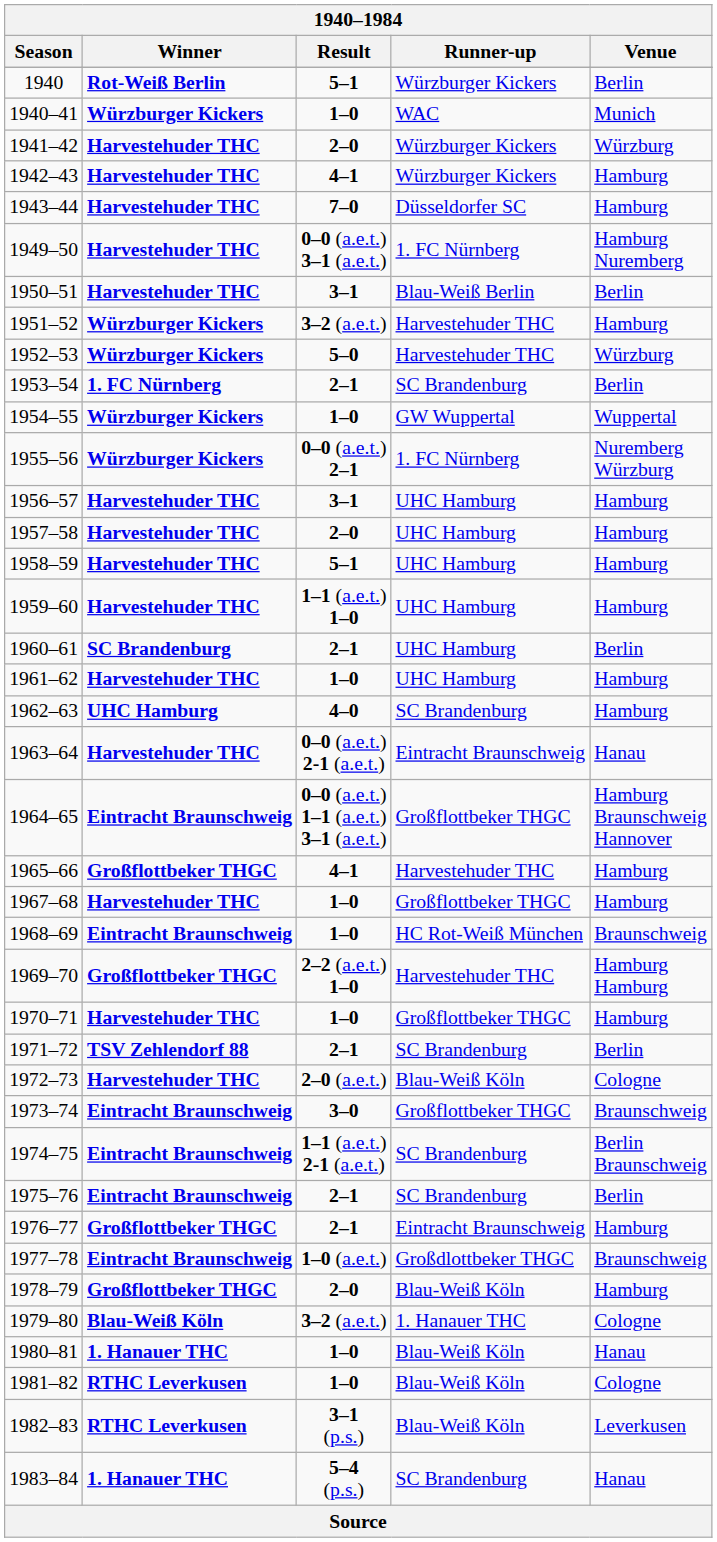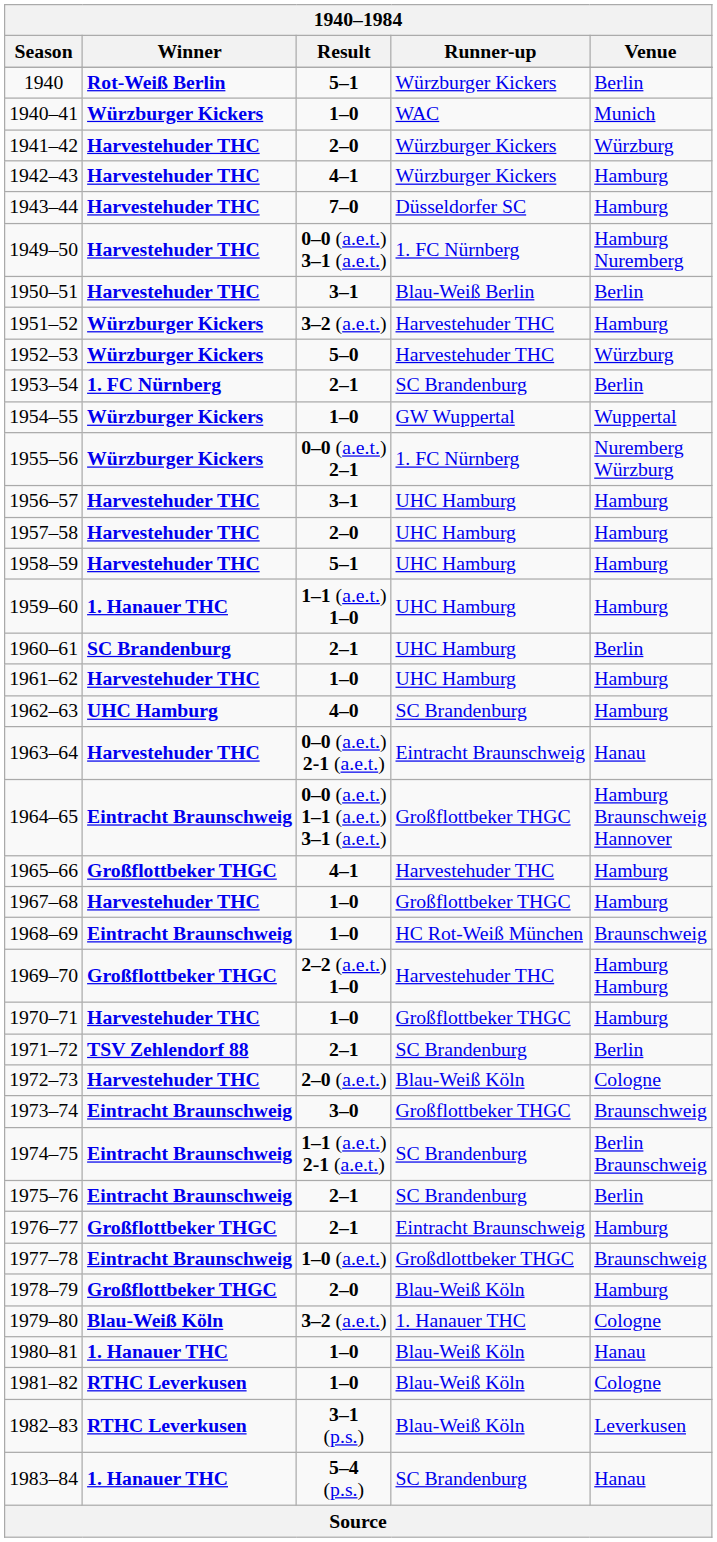(173, 606) Harvestehuder THC -> (158, 606) 1. Hanauer THC
